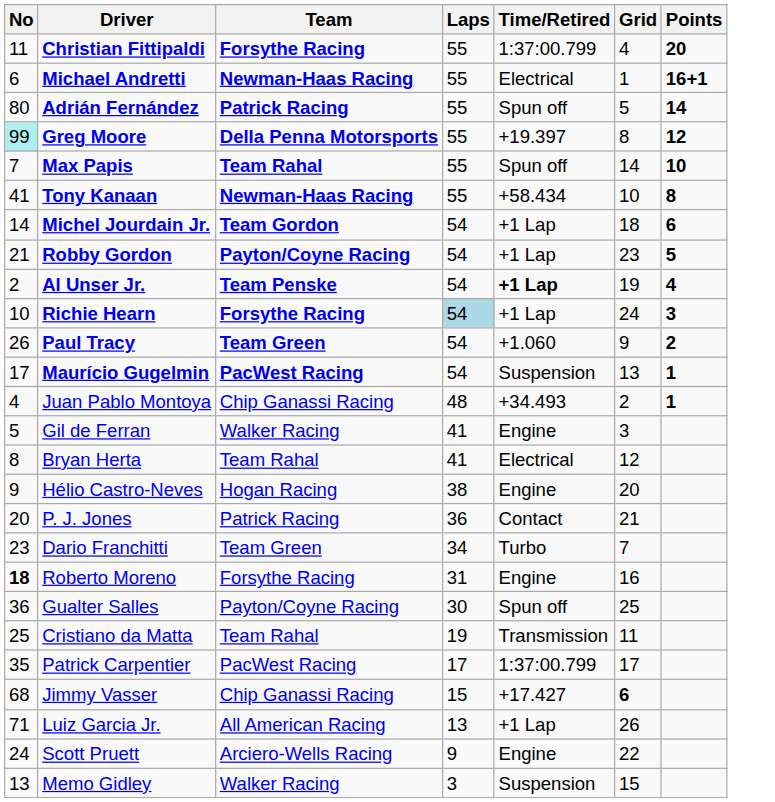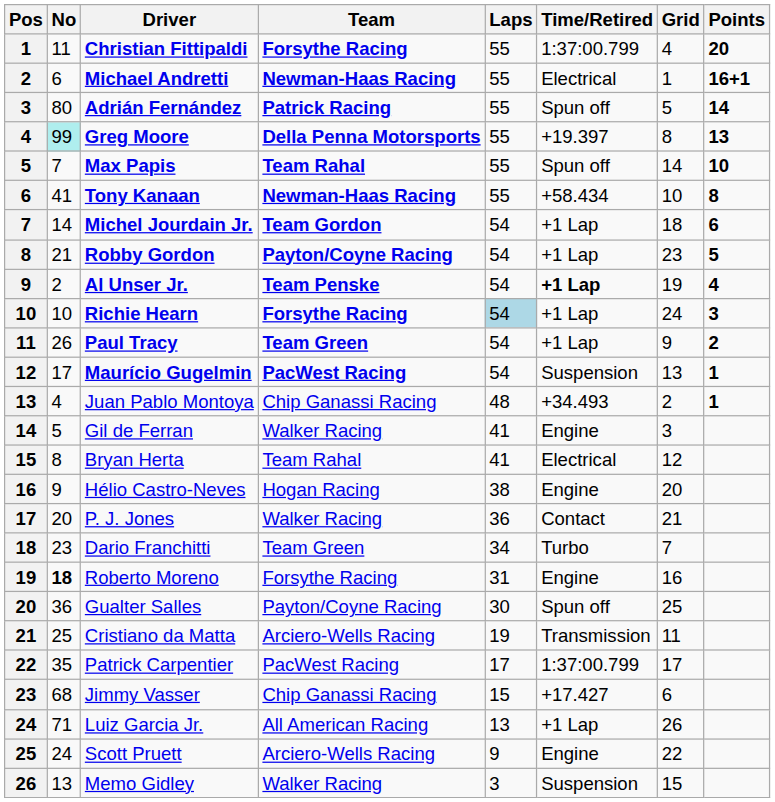+ column: (26, 19)
(676, 137) 12 -> (719, 137) 13
(527, 342) +1.060 -> (570, 342) +1 Lap
(280, 519) Patrick Racing -> (322, 519) Walker Racing
(269, 636) Team Rahal -> (349, 636) Arciero-Wells Racing
(624, 695) bold -> (667, 695) normal
